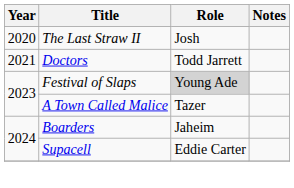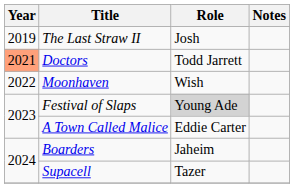(22, 37) 2020 -> (22, 37) 2019
(22, 60) no background -> (22, 60) lightsalmon background
+ row: (76, 82)
(190, 104) Tazer -> (210, 127) Eddie Carter
(210, 149) Eddie Carter -> (190, 171) Tazer
